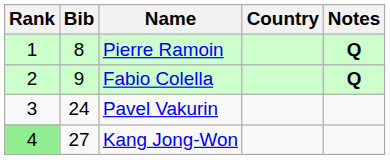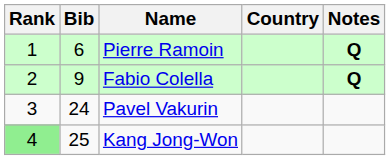(79, 49) 8 -> (79, 49) 6
(79, 139) 27 -> (79, 139) 25
